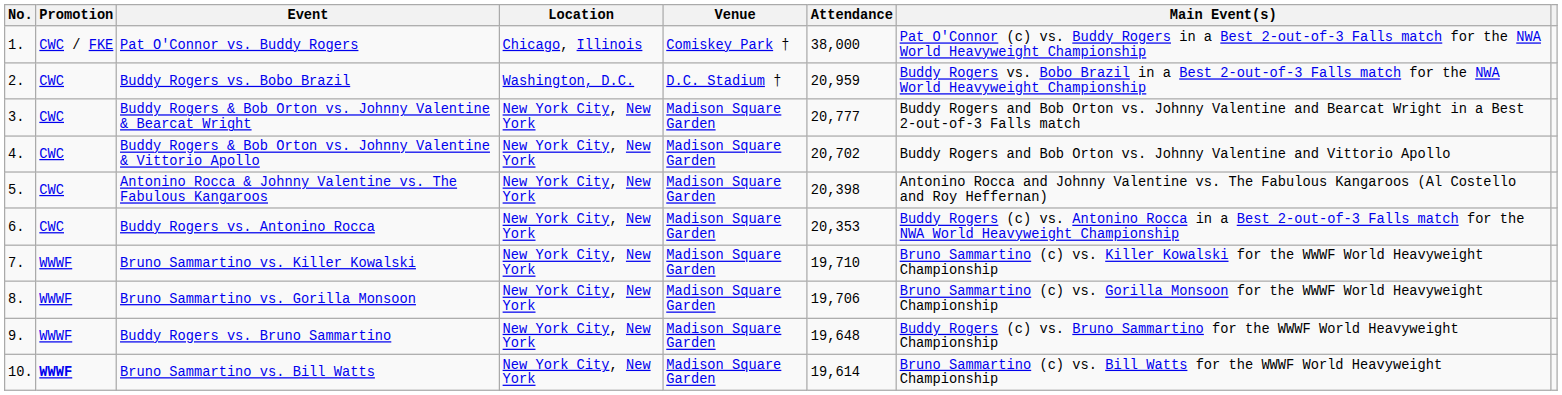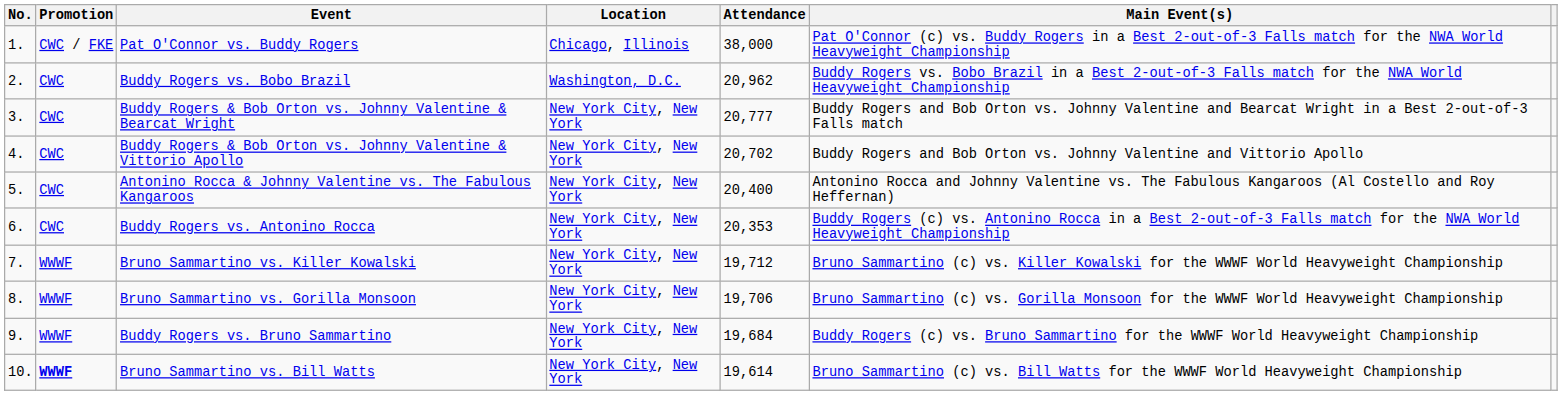- column: (735, 15)
(835, 81) 20,959 -> (748, 81) 20,962
(835, 190) 20,398 -> (748, 190) 20,400
(835, 263) 19,710 -> (748, 263) 19,712
(835, 336) 19,648 -> (748, 336) 19,684
